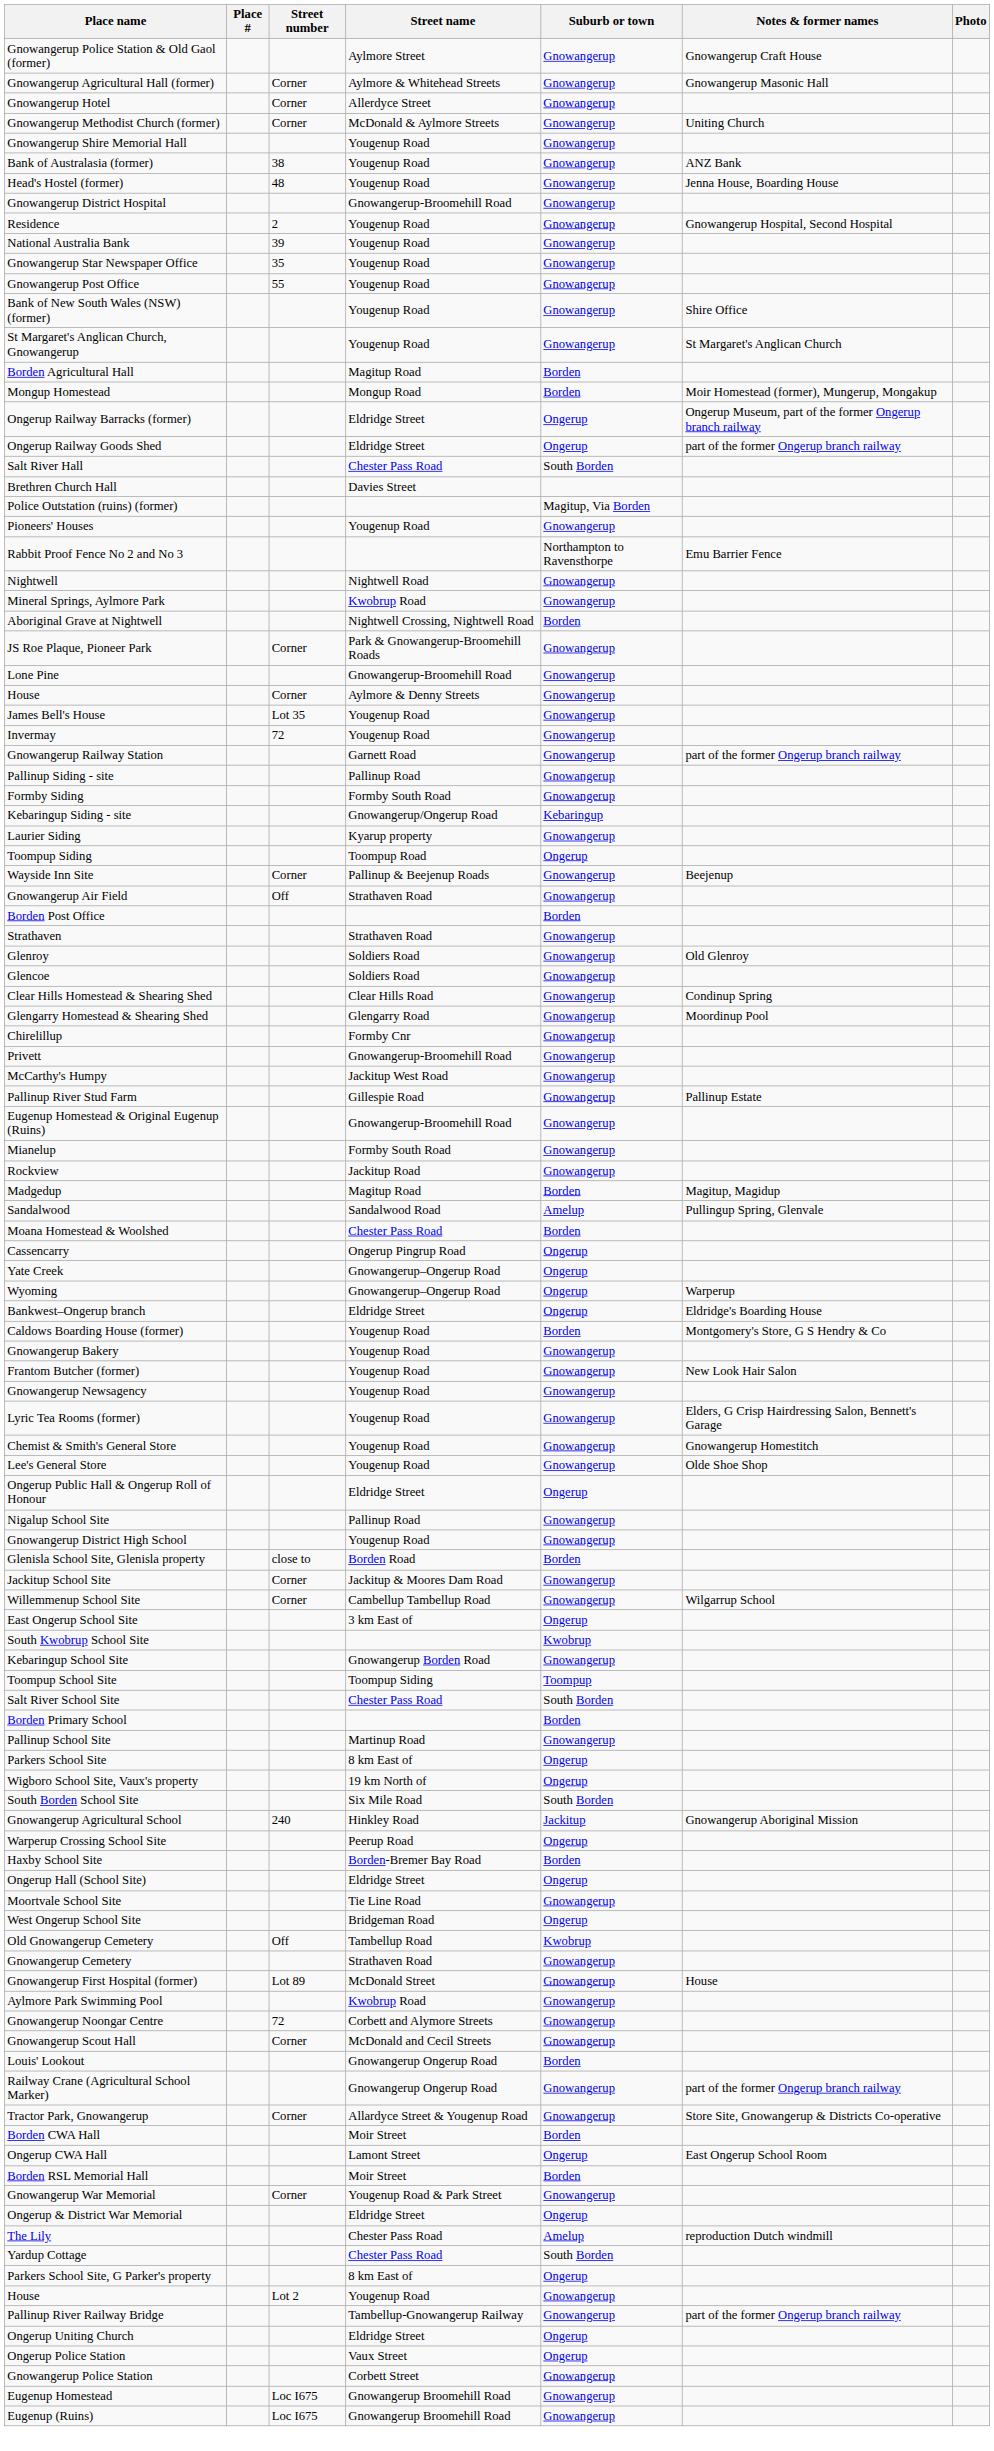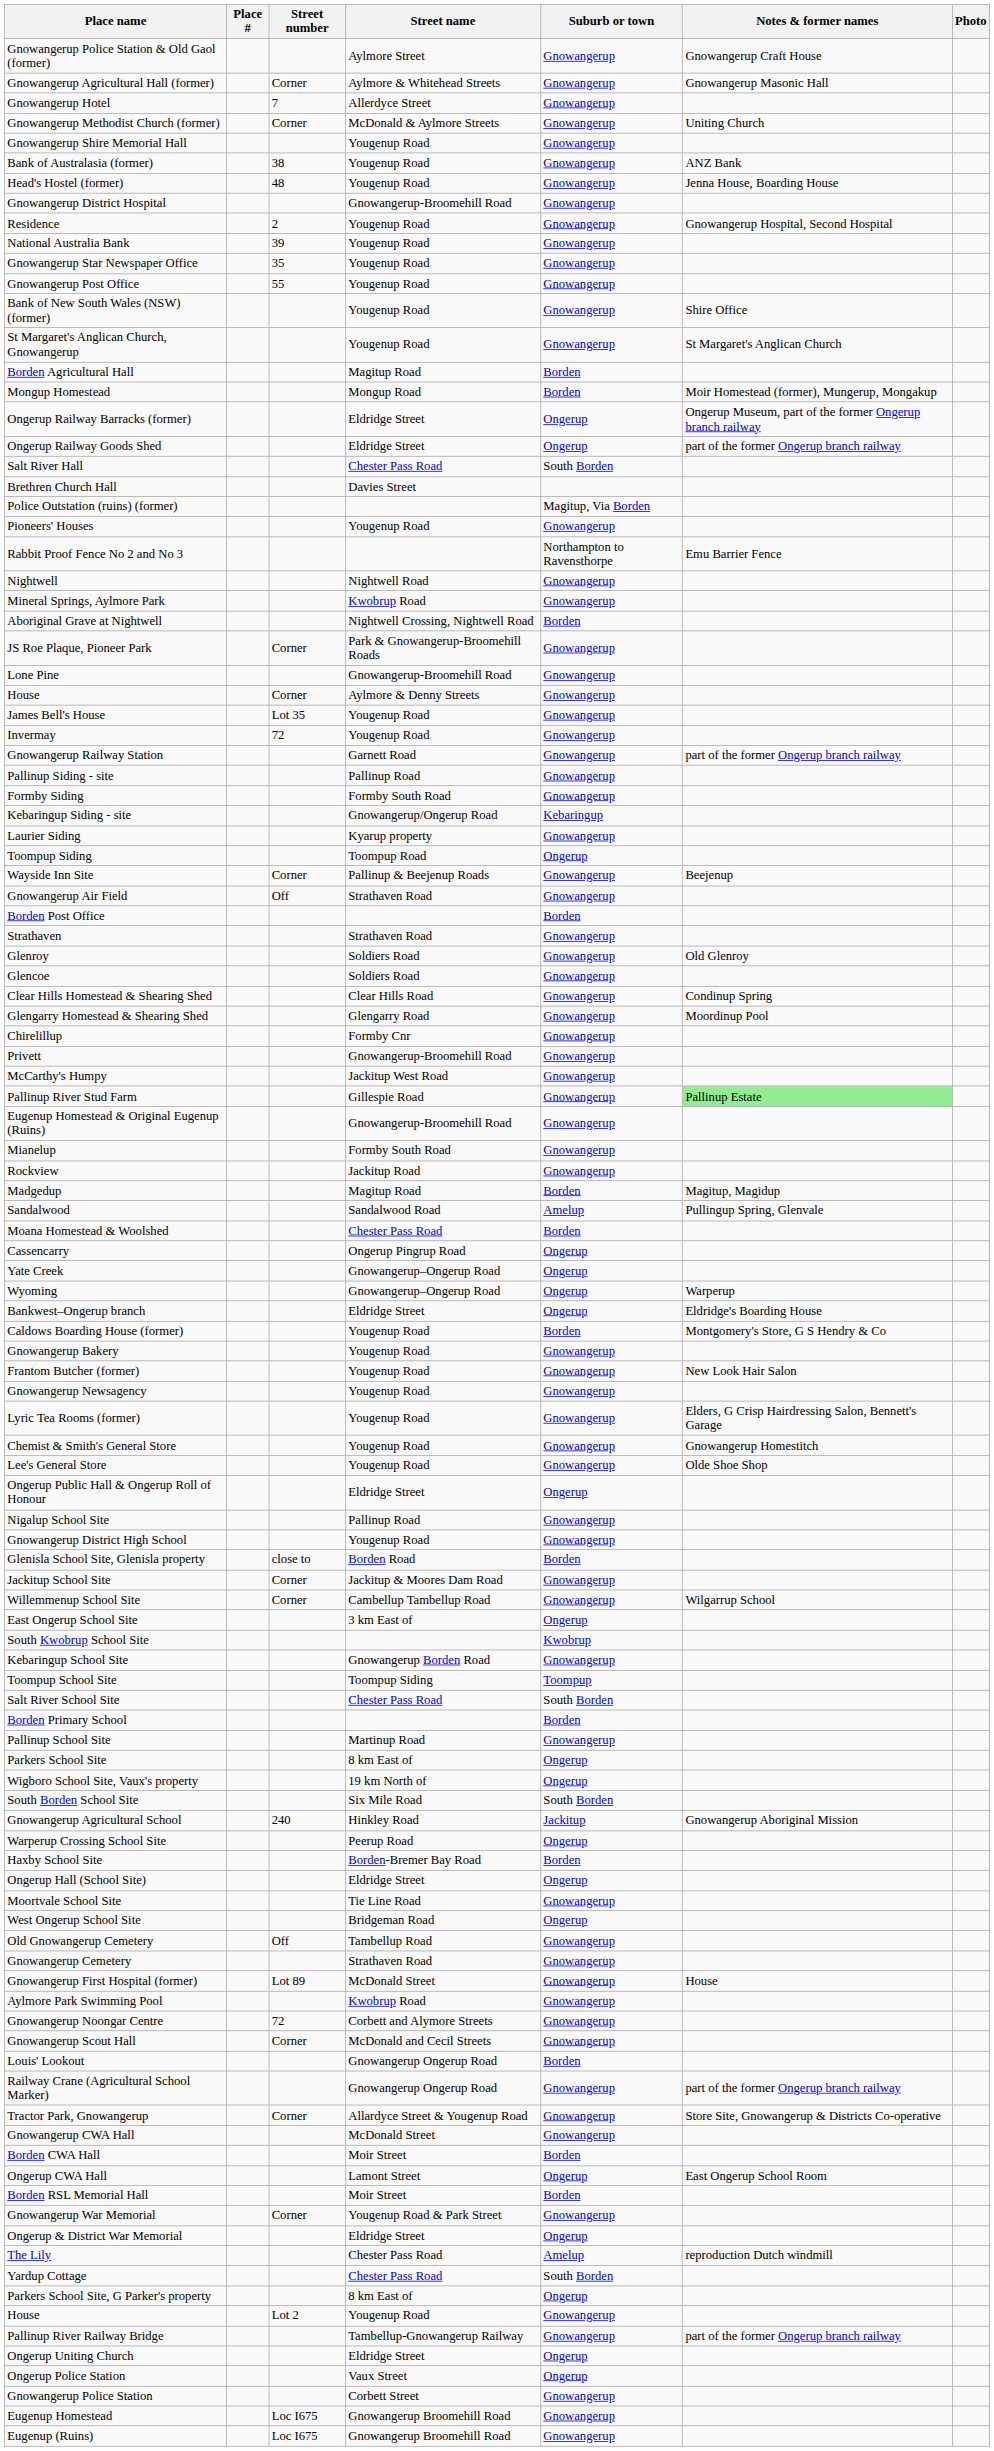(289, 103) Corner -> (275, 103) 7
(723, 1096) no background -> (723, 1096) lightgreen background
(567, 1940) Kwobrup -> (579, 1940) Gnowangerup
+ row: (71, 2135)
